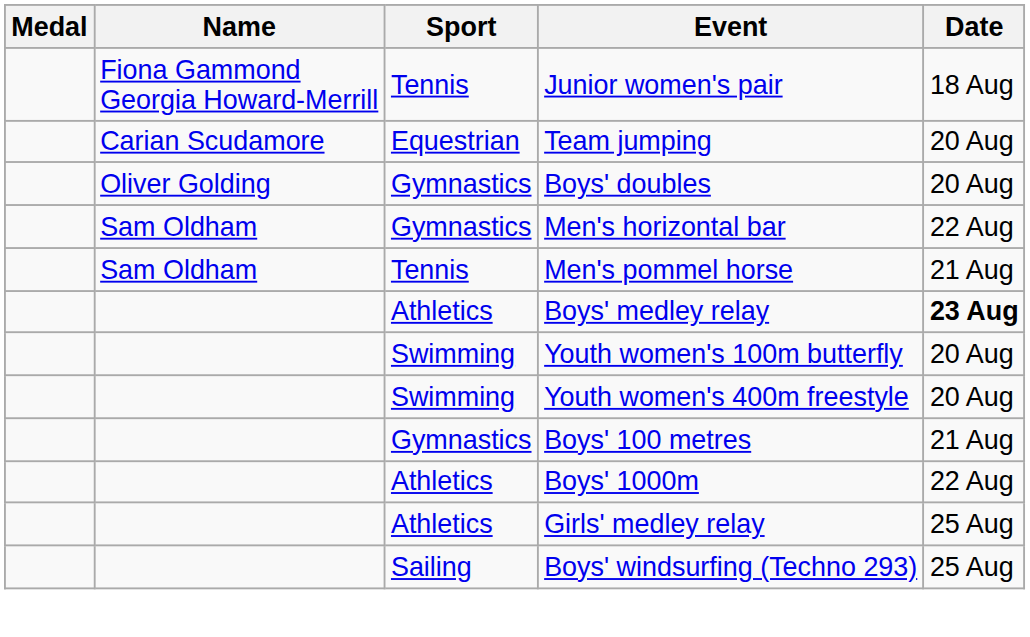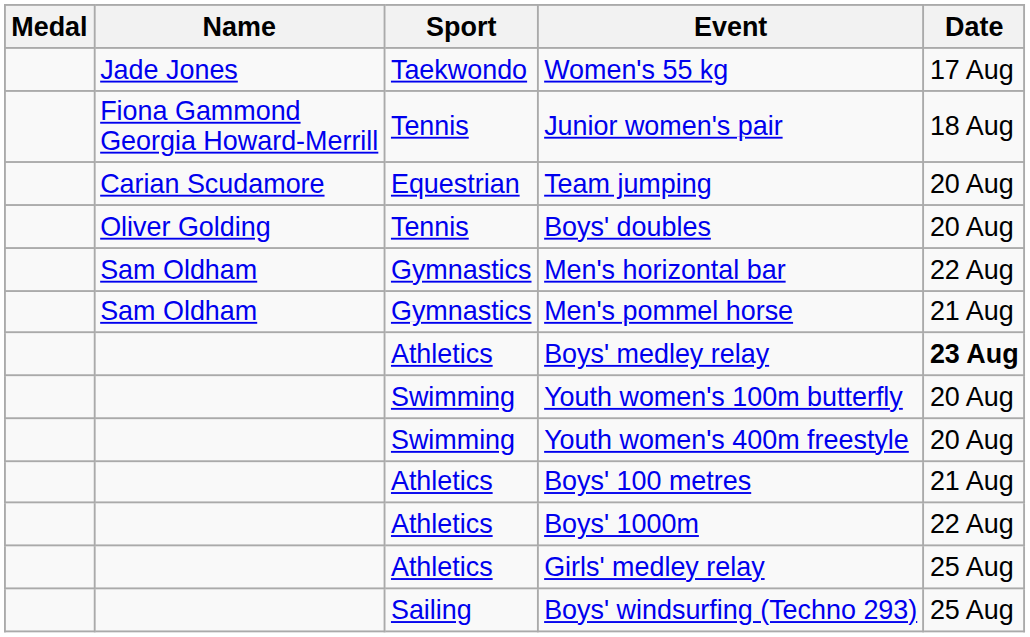+ row: (636, 69)
(461, 184) Gymnastics -> (430, 227) Tennis
(430, 269) Tennis -> (461, 312) Gymnastics
(461, 439) Gymnastics -> (442, 482) Athletics
